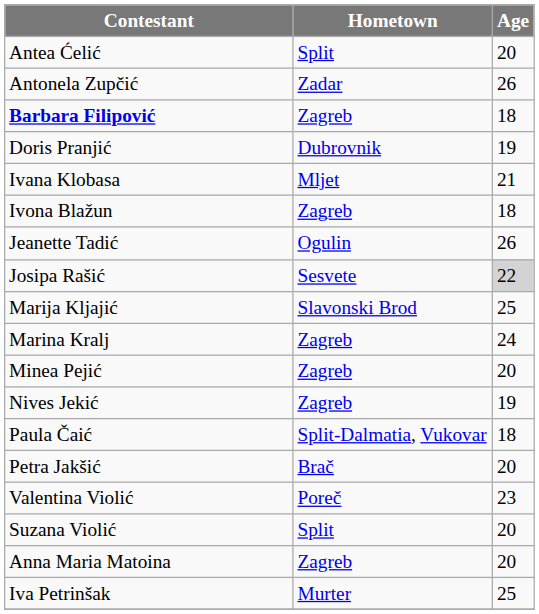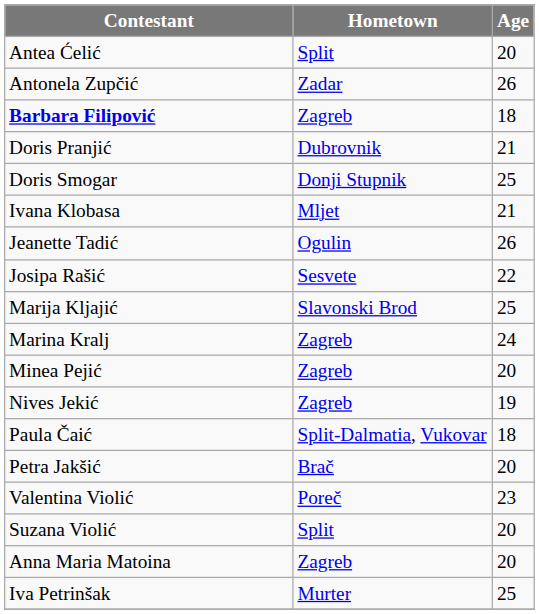(507, 147) 19 -> (507, 147) 21
+ row: (63, 179)
- row: (61, 211)
(507, 275) lightgrey background -> (507, 275) no background
